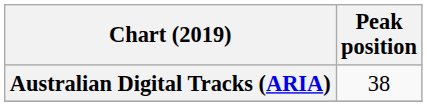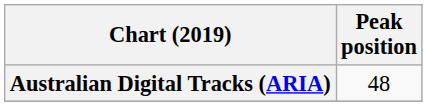(379, 82) 38 -> (379, 82) 48
